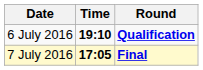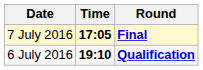rows swapped: (40, 34) <-> (40, 55)
